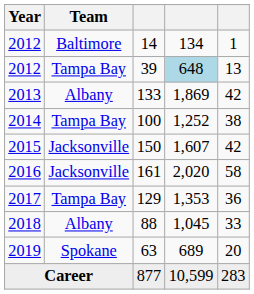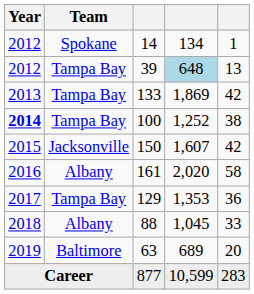(89, 43) Baltimore -> (89, 43) Spokane
(89, 95) Albany -> (89, 95) Tampa Bay
(25, 120) normal -> (25, 120) bold
(89, 172) Jacksonville -> (89, 172) Albany
(89, 250) Spokane -> (89, 250) Baltimore
